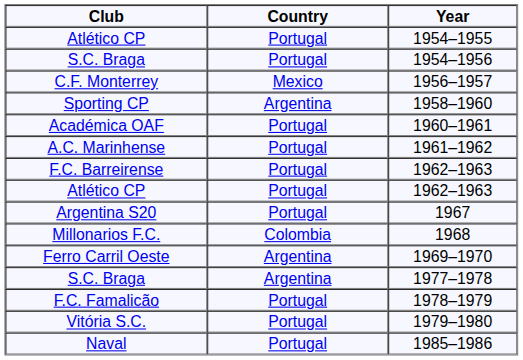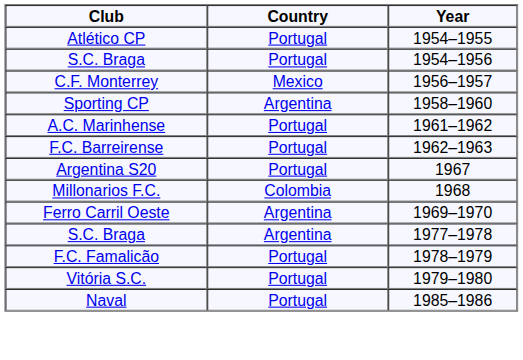- row: (106, 125)
- row: (106, 191)
